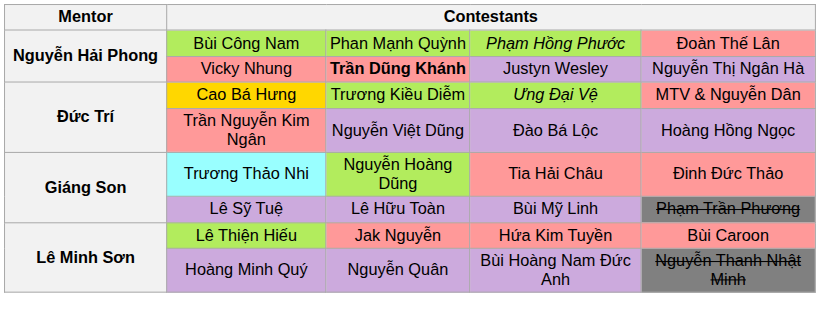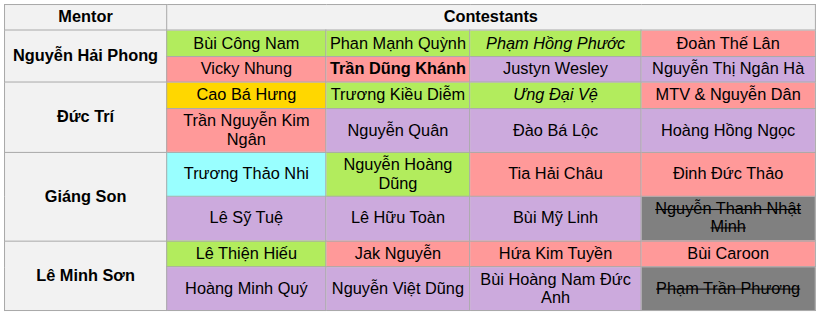(398, 130) Nguyễn Việt Dũng -> (398, 130) Nguyễn Quân
(728, 209) Phạm Trần Phương -> (728, 218) Nguyễn Thanh Nhật Minh
(398, 270) Nguyễn Quân -> (398, 288) Nguyễn Việt Dũng
(728, 270) Nguyễn Thanh Nhật Minh -> (728, 288) Phạm Trần Phương
